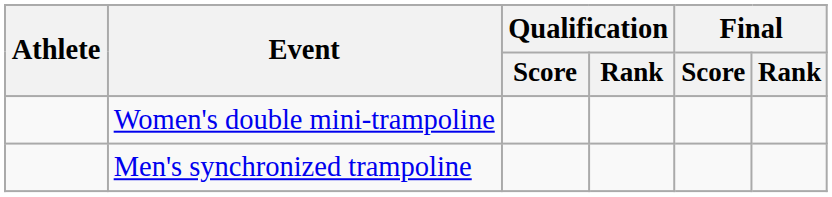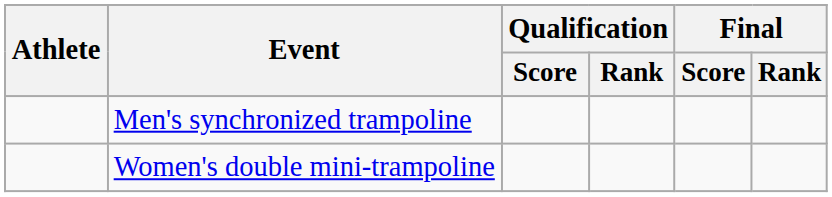rows swapped: (293, 166) <-> (304, 119)
